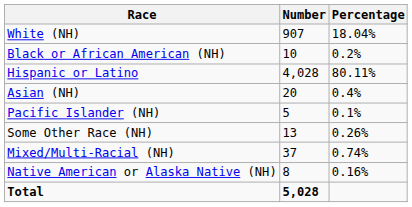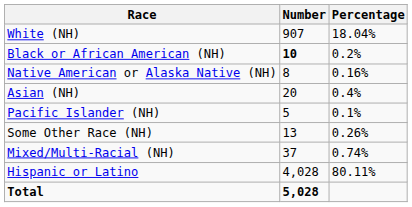(290, 54) normal -> (290, 54) bold
rows swapped: (142, 172) <-> (73, 73)
